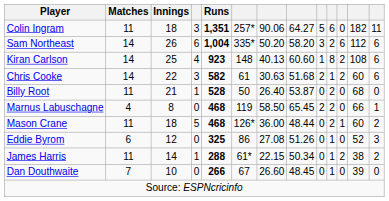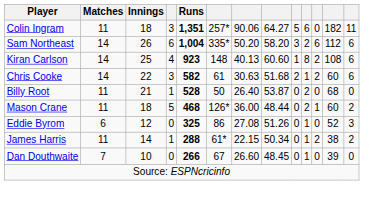- row: (55, 108)
